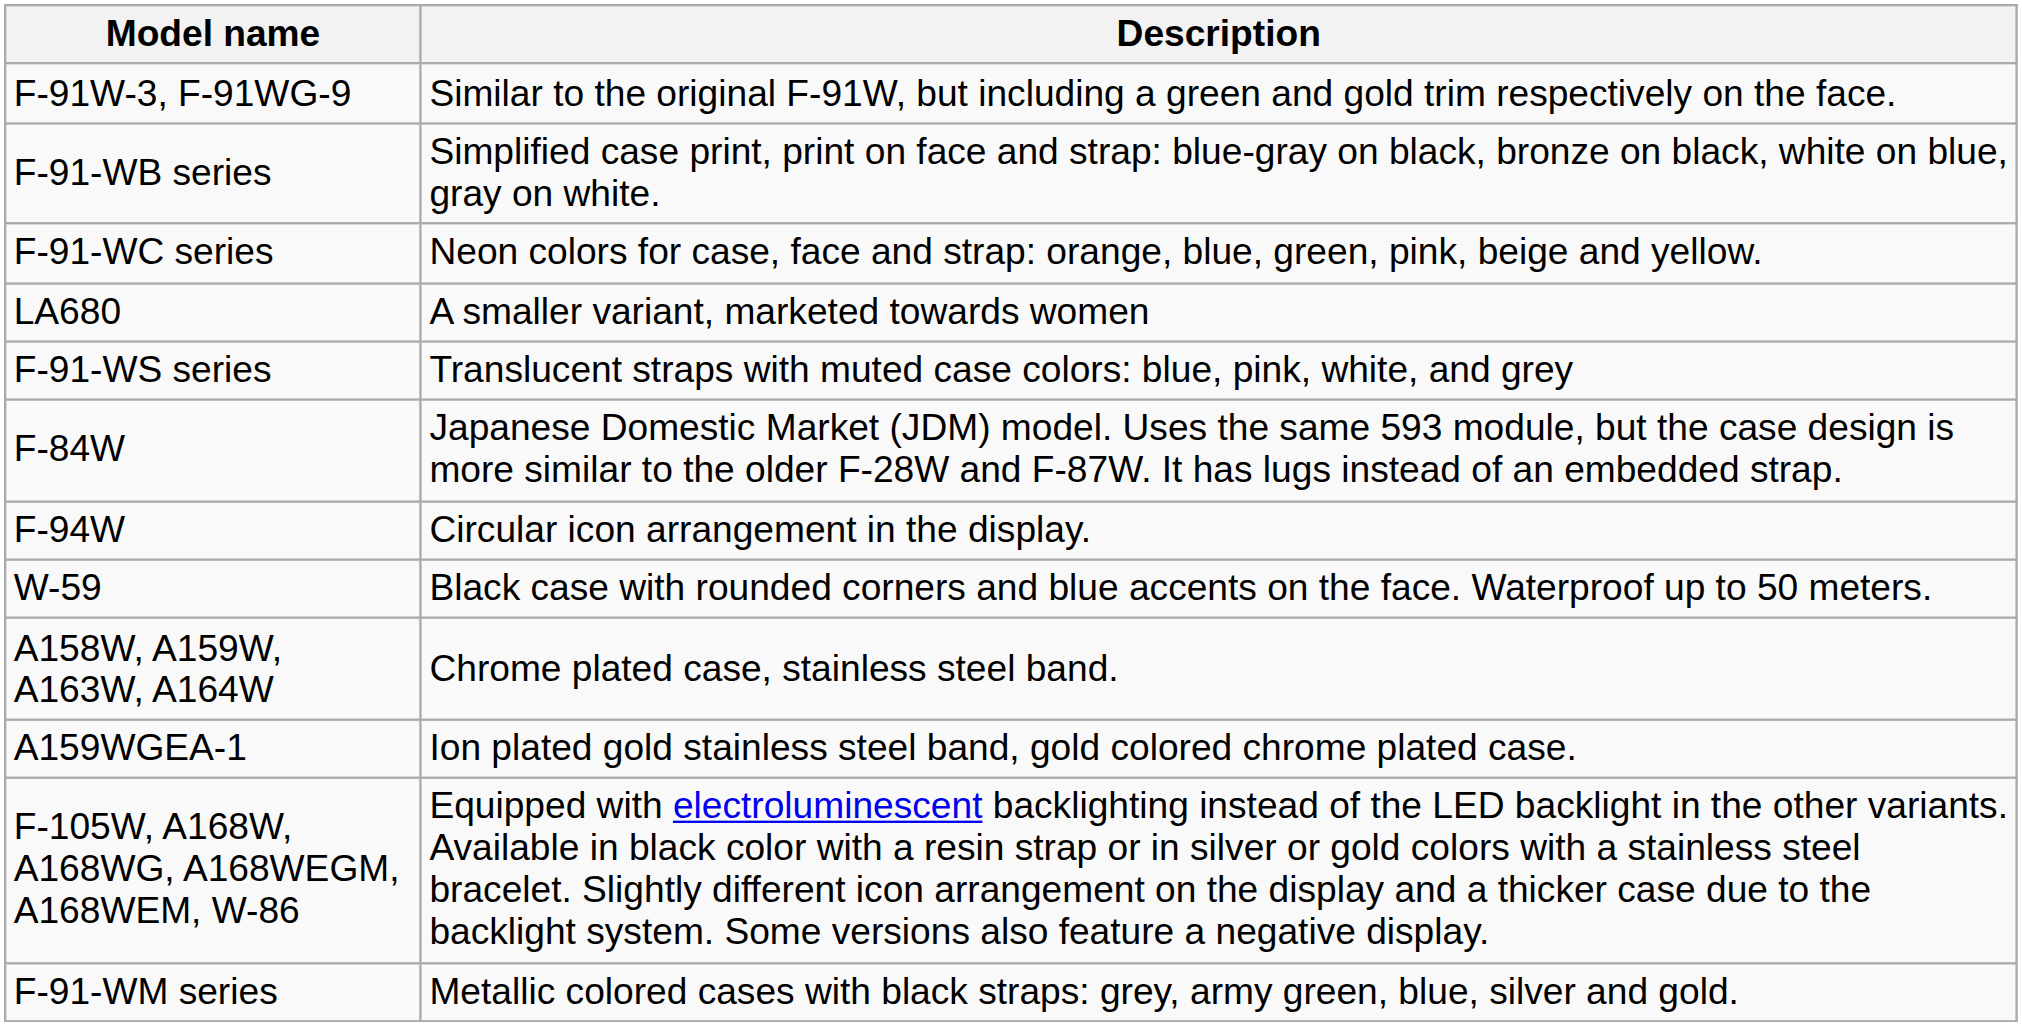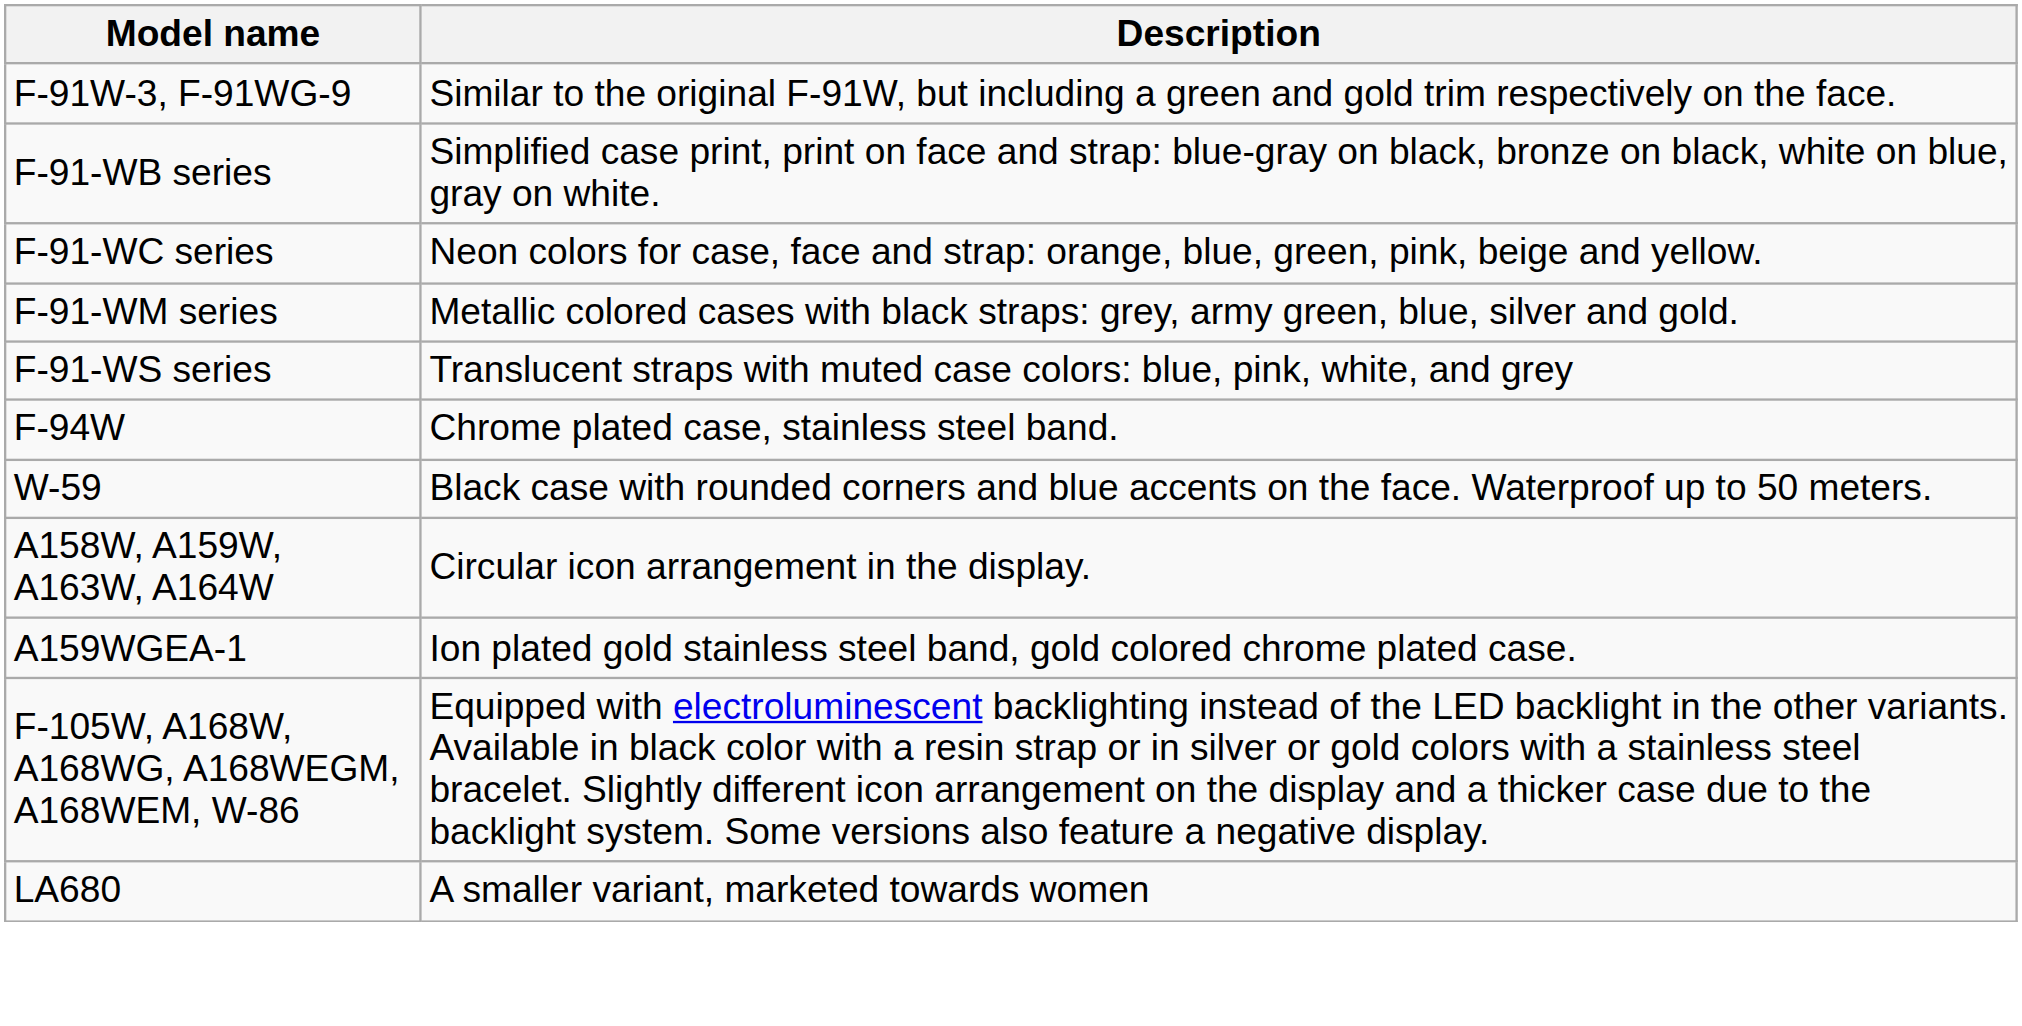rows swapped: (146, 990) <-> (67, 311)
- row: (69, 449)
(760, 529) Circular icon arrangement in the display. -> (774, 428) Chrome plated case, stainless steel band.
(774, 668) Chrome plated case, stainless steel band. -> (760, 567) Circular icon arrangement in the display.
